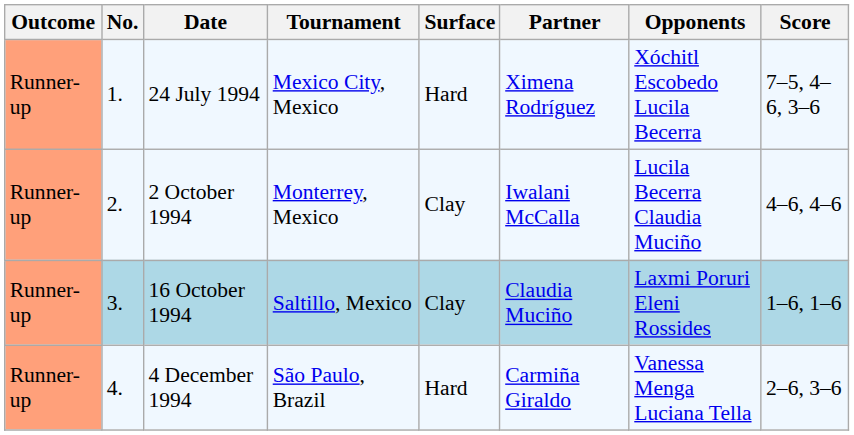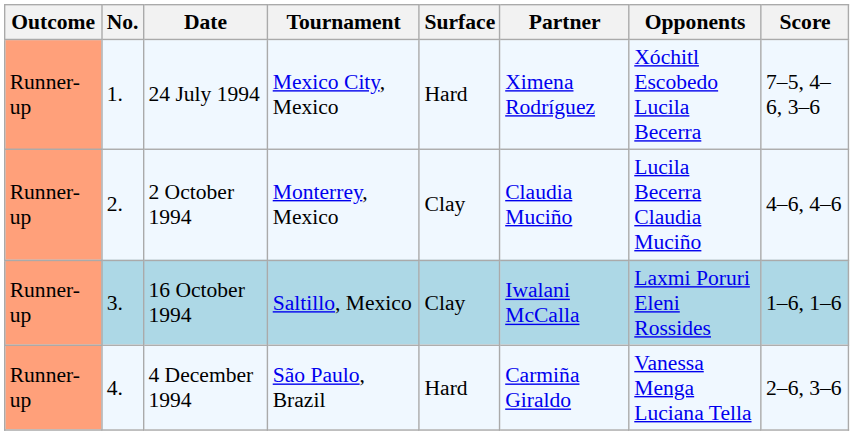(542, 204) Iwalani McCalla -> (539, 204) Claudia Muciño
(539, 301) Claudia Muciño -> (542, 301) Iwalani McCalla
